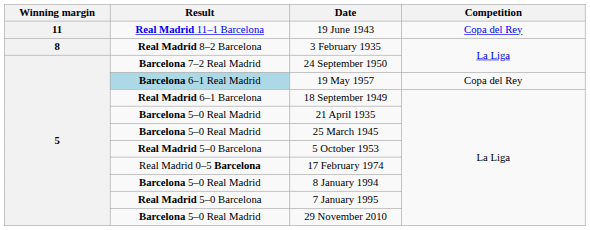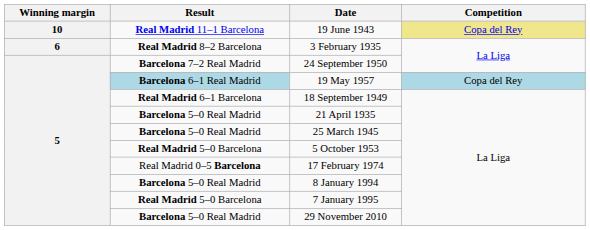(57, 30) 11 -> (57, 30) 10
(493, 30) no background -> (493, 30) khaki background
(57, 47) 8 -> (57, 47) 6
(493, 81) no background -> (493, 81) lightblue background
